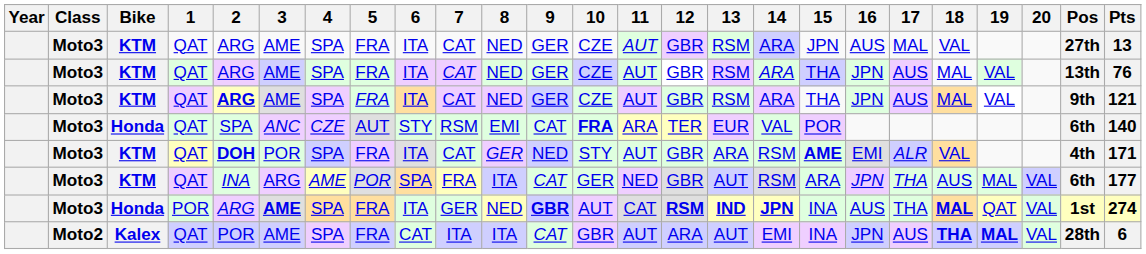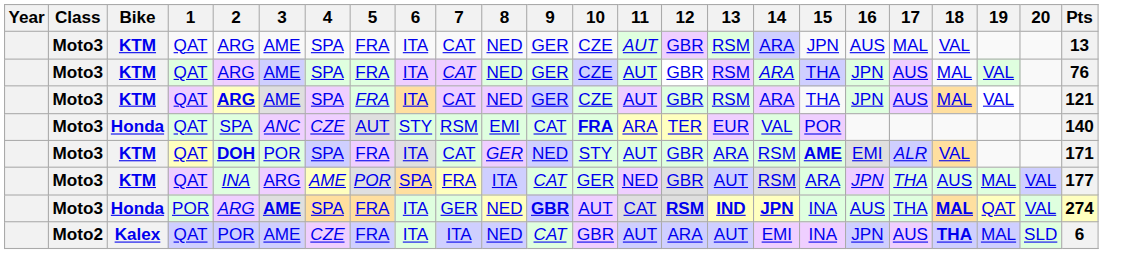- column: (1082, 18)
(327, 235) SPA -> (327, 235) CZE
(416, 235) CAT -> (416, 235) ITA
(505, 235) ITA -> (505, 235) NED
(999, 235) bold -> (999, 235) normal
(1041, 235) VAL -> (1041, 235) SLD
